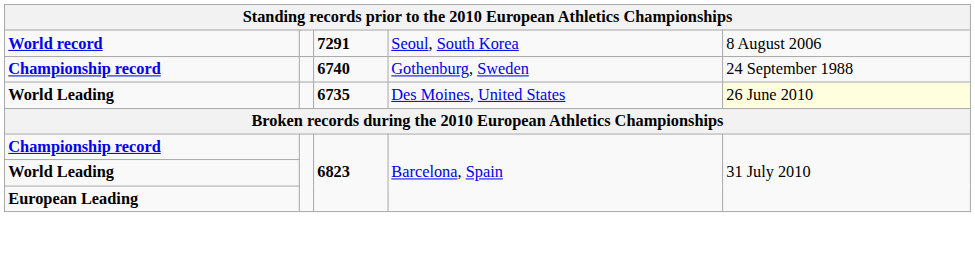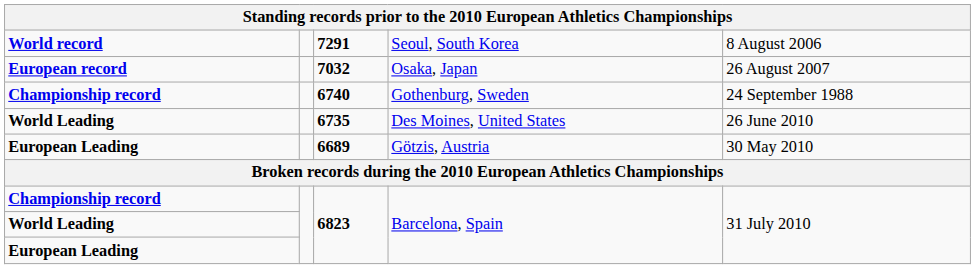+ row: (68, 69)
(770, 95) lightyellow background -> (770, 120) no background
+ row: (73, 146)
